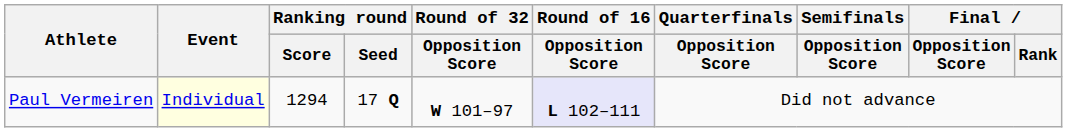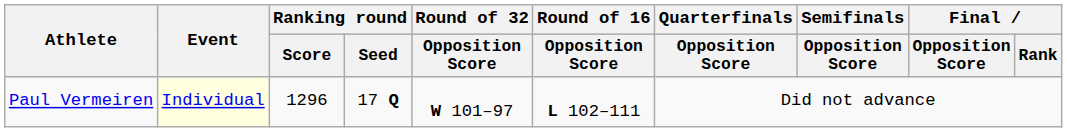(307, 101) 1294 -> (307, 101) 1296
(594, 112) lavender background -> (594, 112) no background
